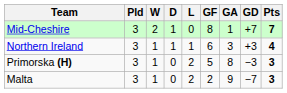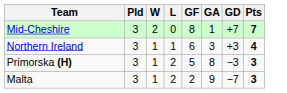- column: (173, 12)
